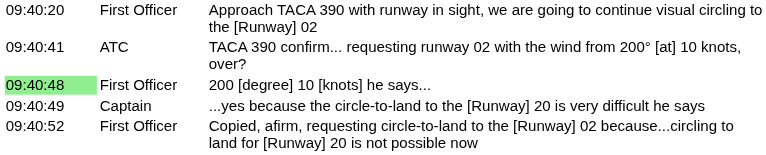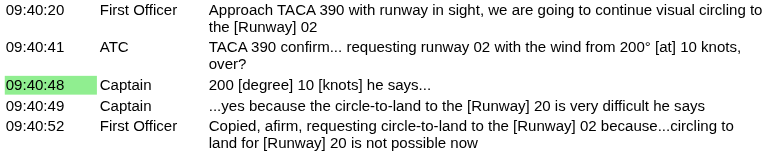(138, 85) First Officer -> (126, 85) Captain
